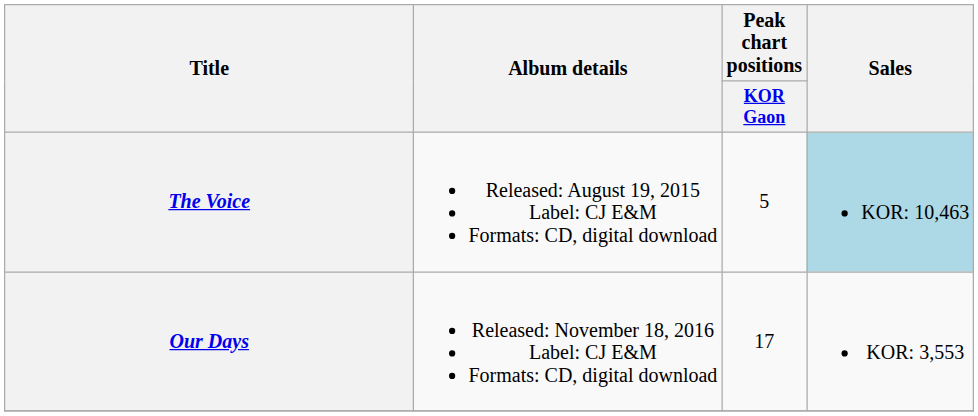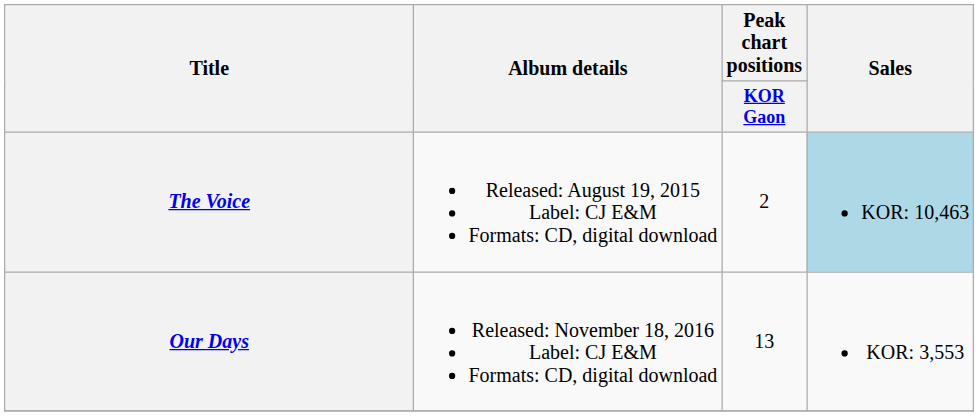(764, 201) 5 -> (764, 201) 2
(764, 340) 17 -> (764, 340) 13
